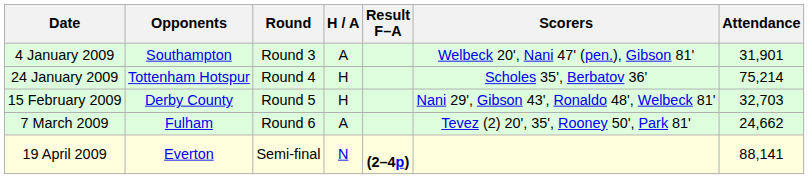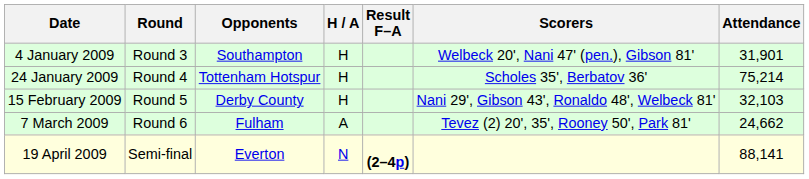columns swapped: (288, 24) <-> (189, 24)
(343, 54) A -> (343, 54) H
(761, 100) 32,703 -> (761, 100) 32,103
